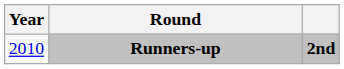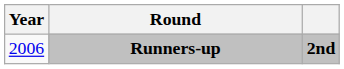(26, 48) 2010 -> (26, 48) 2006
